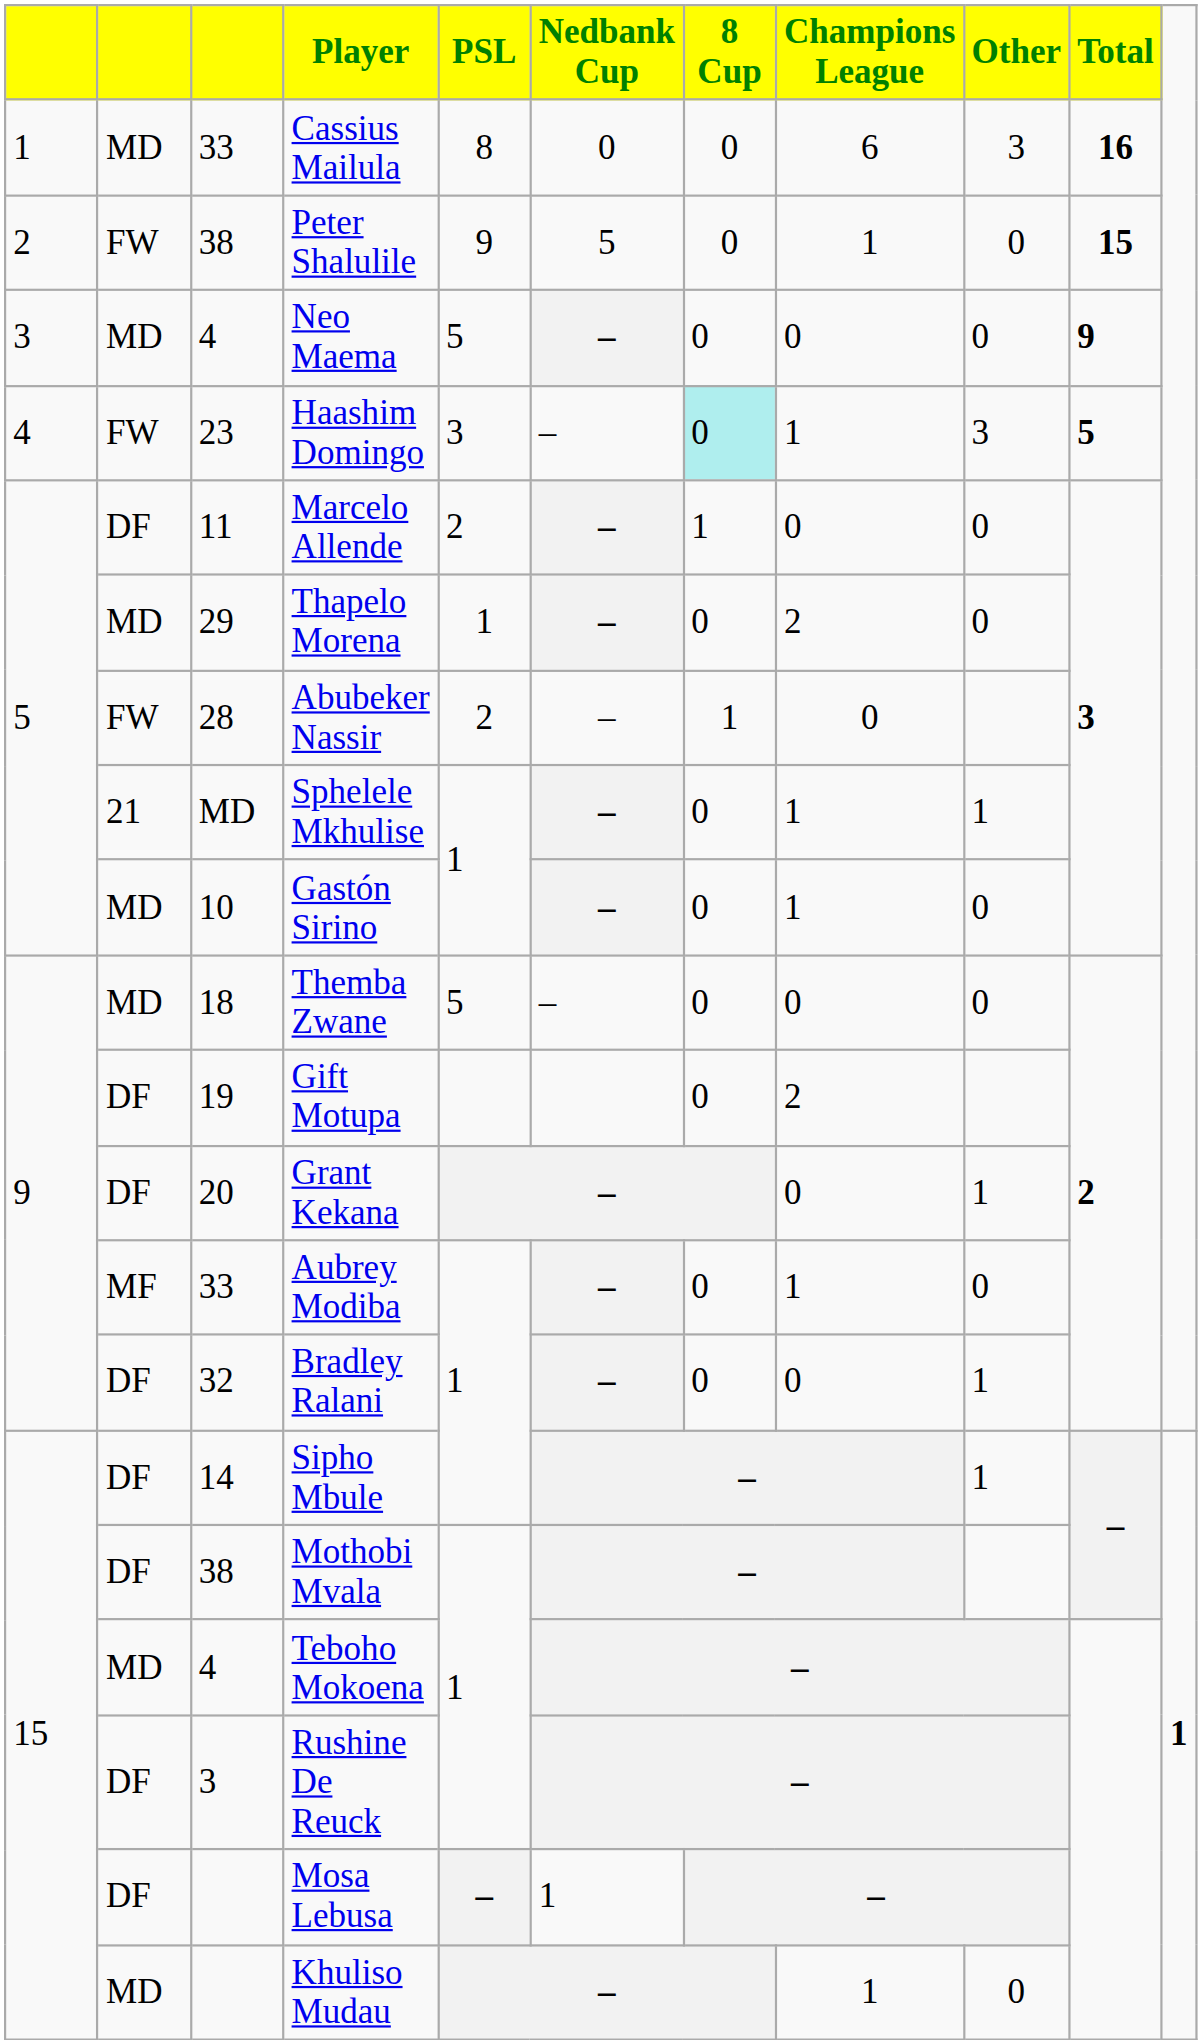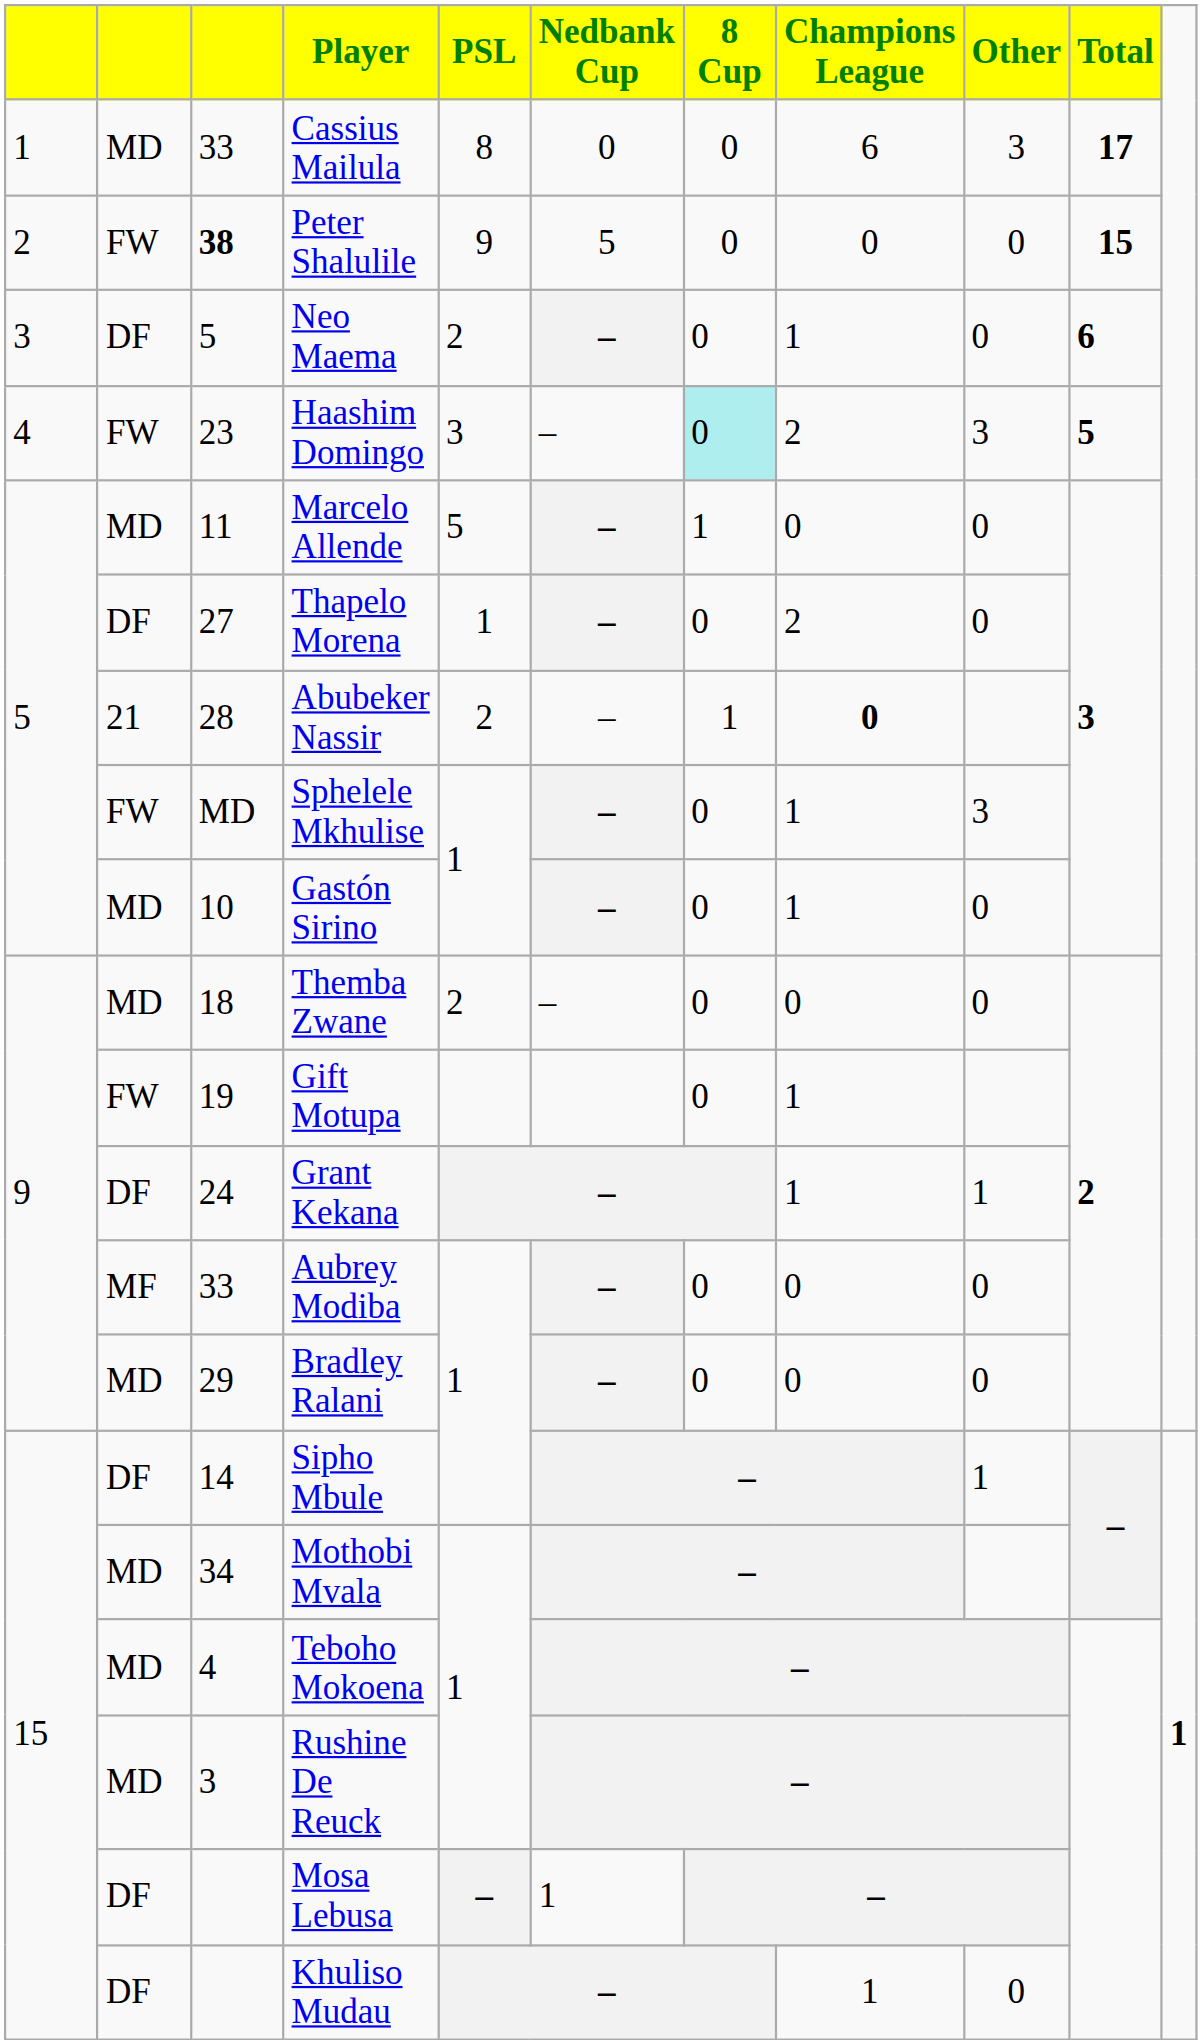(1115, 146) 16 -> (1115, 146) 17
(216, 241) normal -> (216, 241) bold
(870, 241) 1 -> (870, 241) 0
(134, 336) MD -> (128, 336) DF
(208, 336) 4 -> (208, 336) 5
(455, 336) 5 -> (455, 336) 2
(793, 336) 0 -> (793, 336) 1
(1086, 336) 9 -> (1086, 336) 6
(793, 431) 1 -> (793, 431) 2
(128, 526) DF -> (134, 526) MD
(455, 526) 2 -> (455, 526) 5
(134, 621) MD -> (128, 621) DF
(216, 621) 29 -> (216, 621) 27
(132, 716) FW -> (123, 716) 21
(870, 716) normal -> (870, 716) bold
(123, 811) 21 -> (132, 811) FW
(980, 811) 1 -> (980, 811) 3
(455, 1001) 5 -> (455, 1001) 2
(128, 1096) DF -> (132, 1096) FW
(793, 1096) 2 -> (793, 1096) 1
(216, 1191) 20 -> (216, 1191) 24
(793, 1191) 0 -> (793, 1191) 1
(793, 1286) 1 -> (793, 1286) 0
(128, 1381) DF -> (134, 1381) MD
(216, 1381) 32 -> (216, 1381) 29
(980, 1381) 1 -> (980, 1381) 0
(128, 1571) DF -> (134, 1571) MD
(216, 1571) 38 -> (216, 1571) 34
(128, 1781) DF -> (134, 1781) MD
(134, 1991) MD -> (128, 1991) DF
